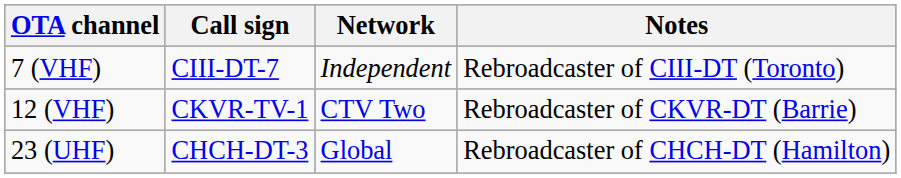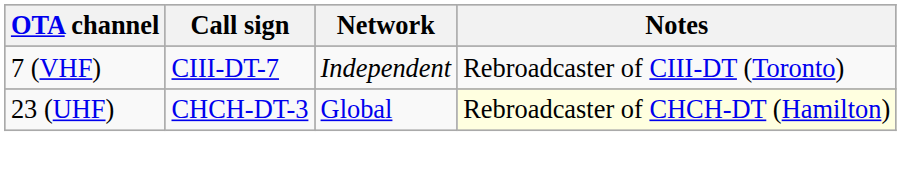- row: (63, 109)
(677, 151) no background -> (677, 109) lightyellow background
